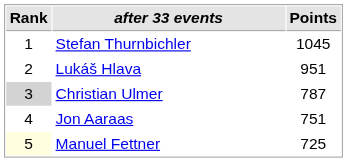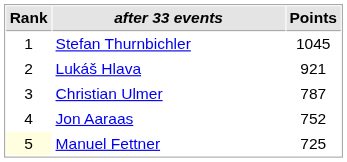(313, 69) 951 -> (313, 69) 921
(29, 94) lightgrey background -> (29, 94) no background
(313, 119) 751 -> (313, 119) 752
